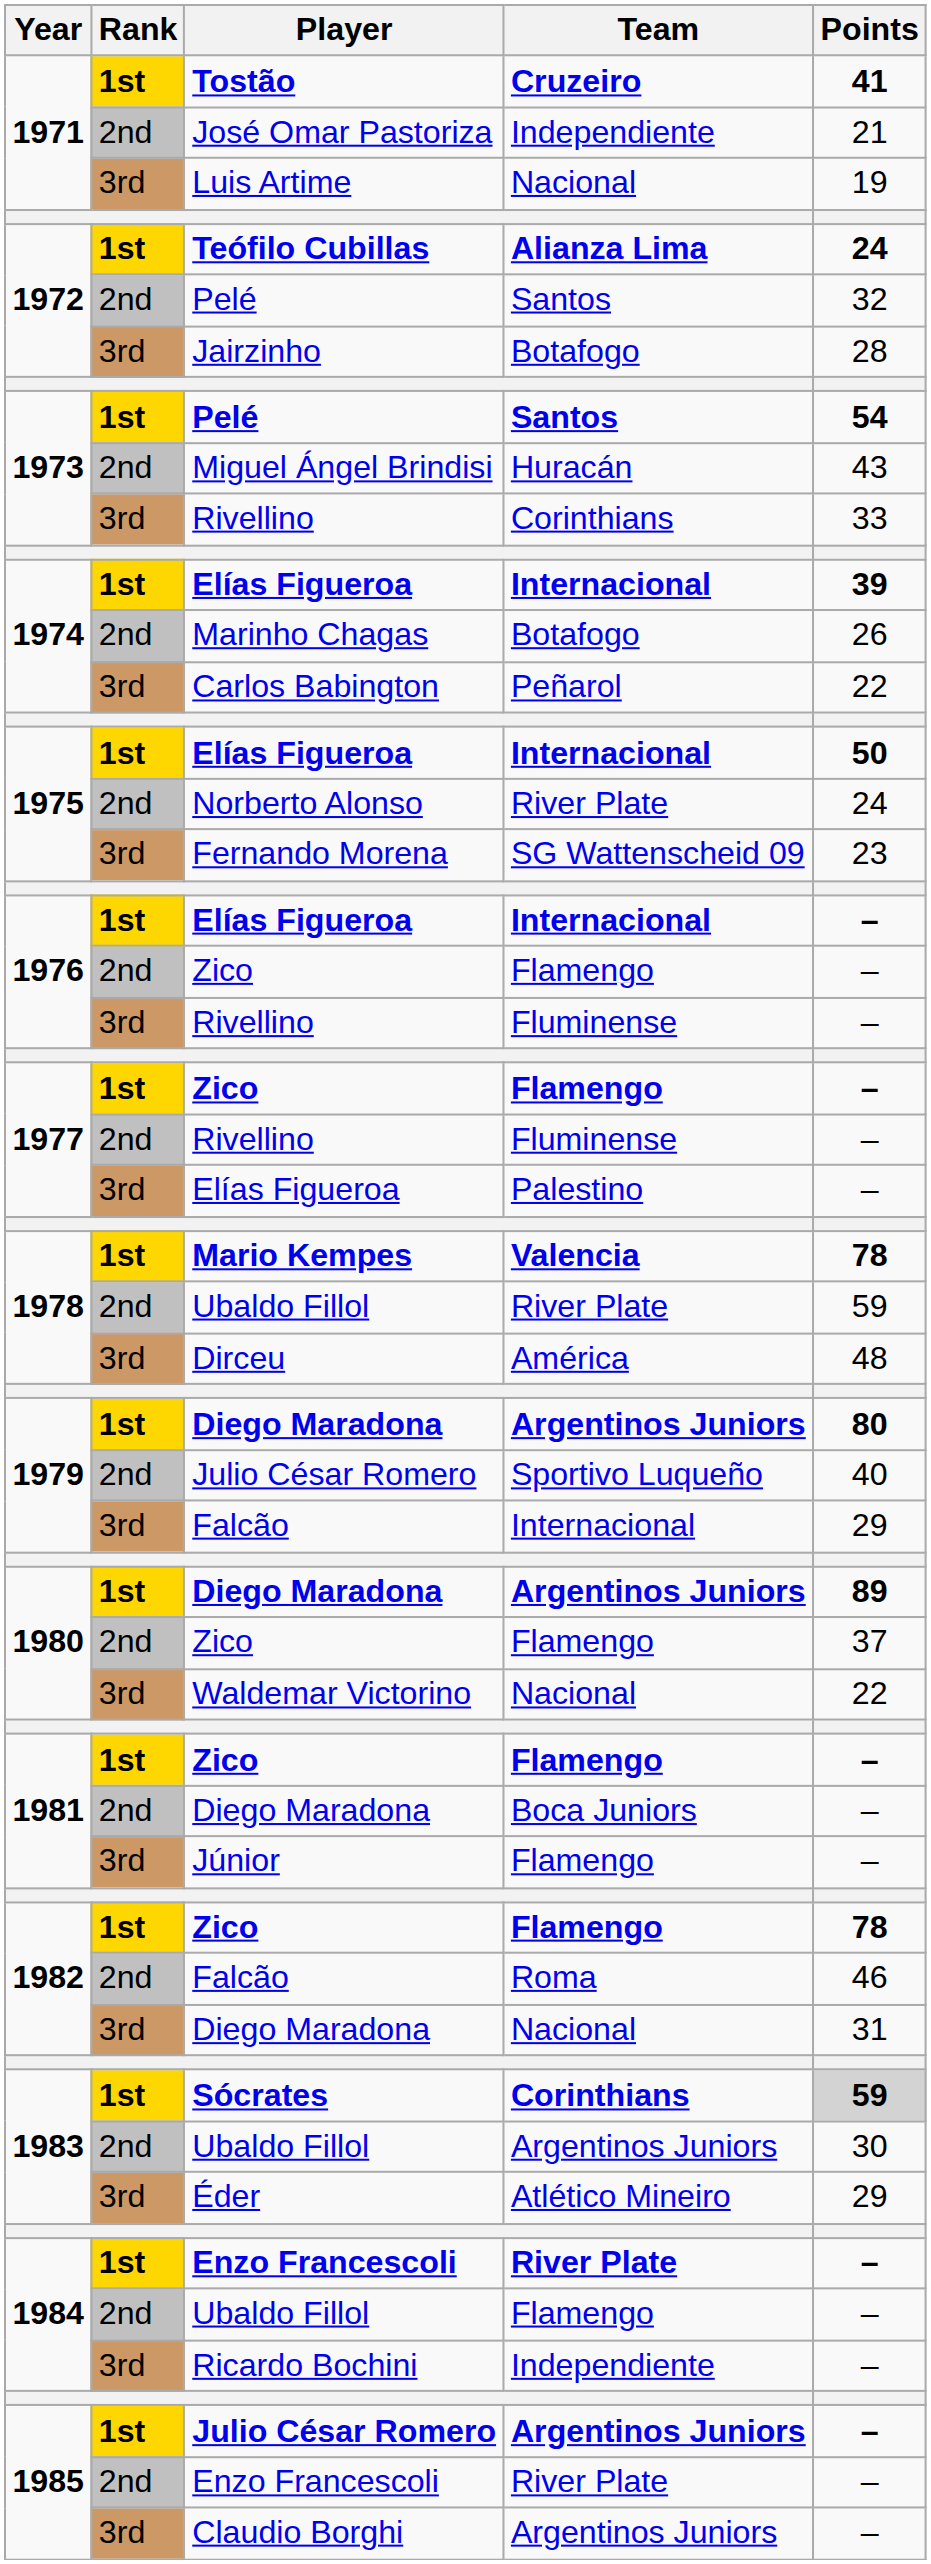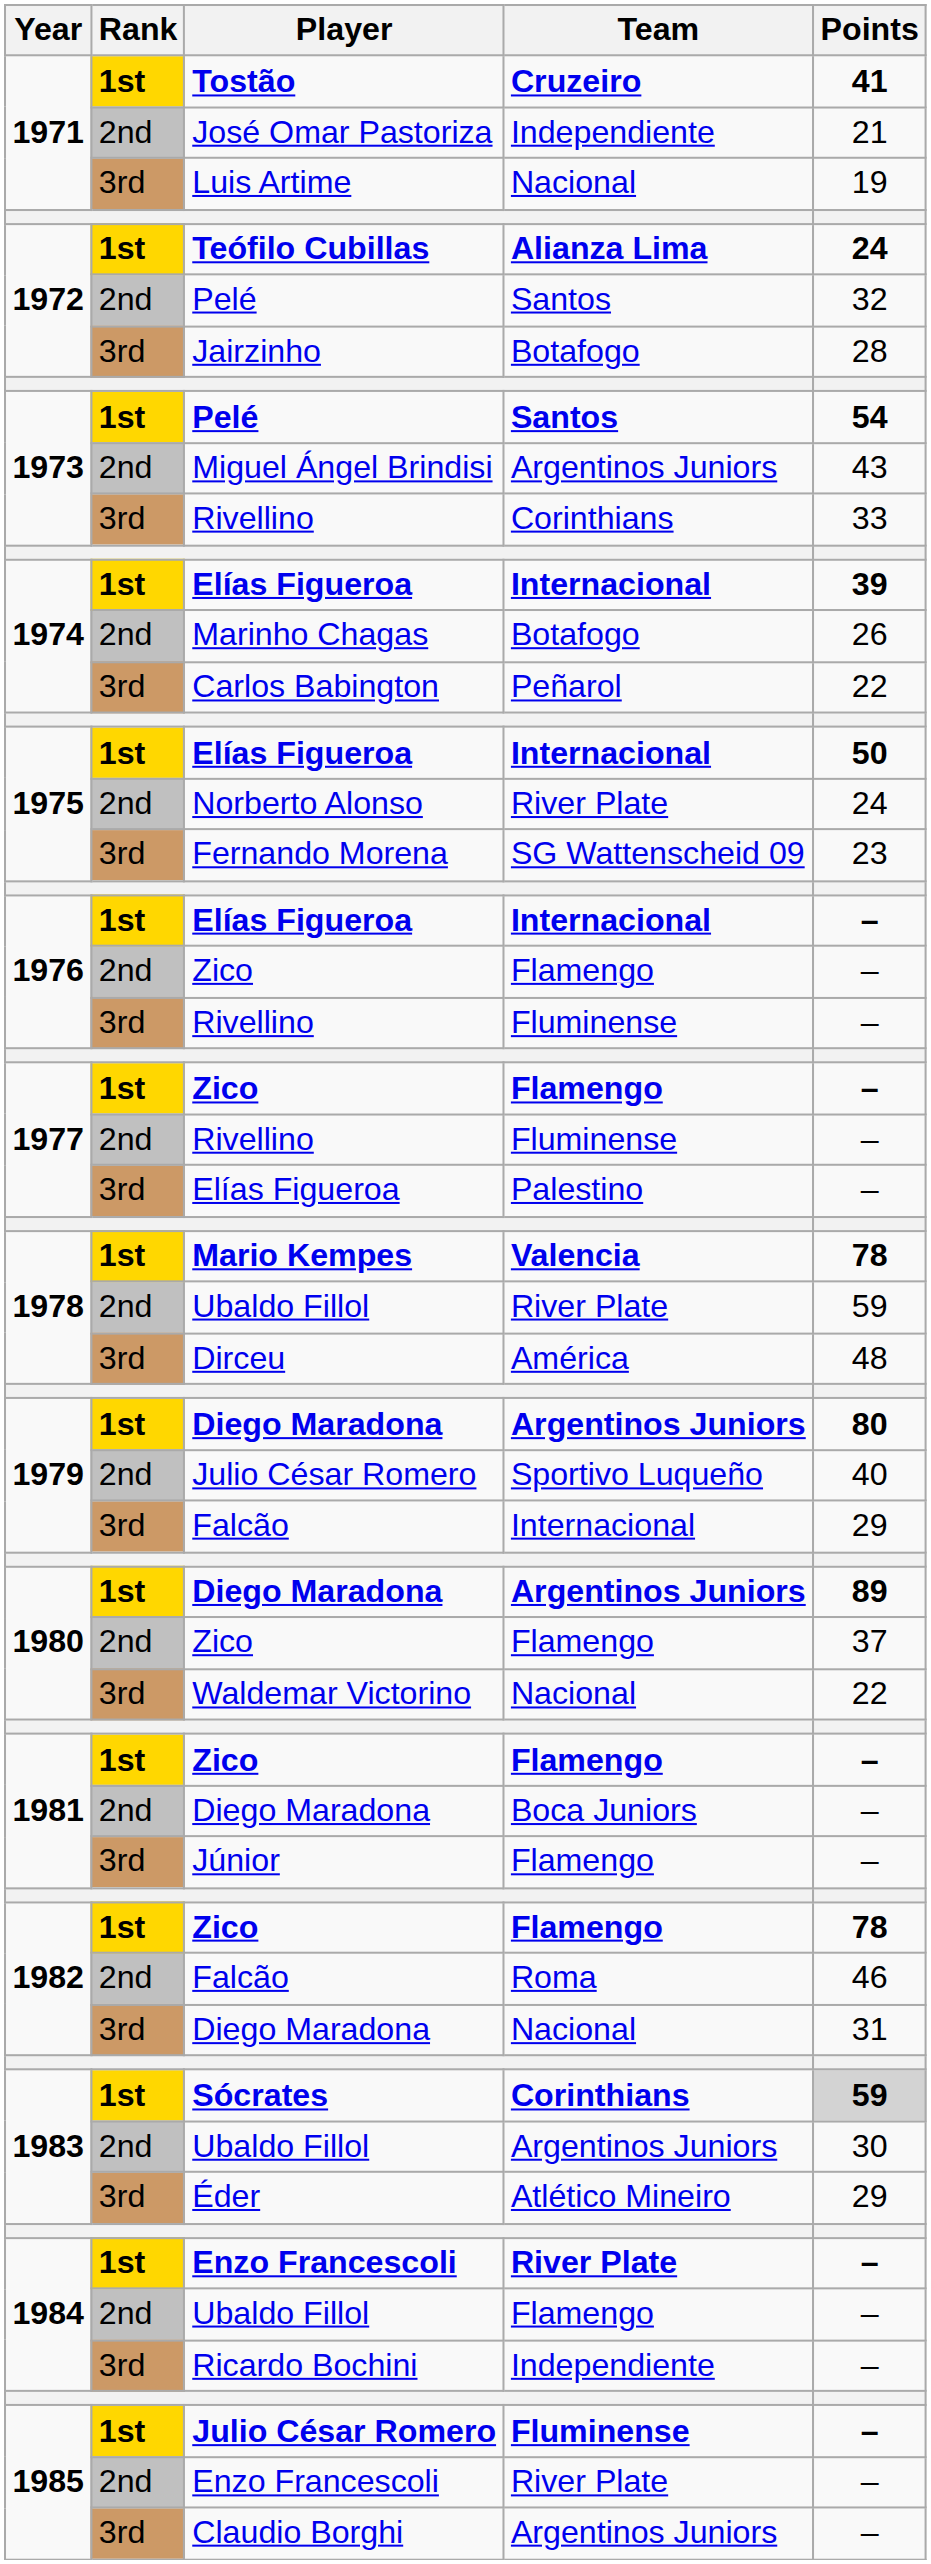(572, 467) Huracán -> (644, 467) Argentinos Juniors
(658, 2430) Argentinos Juniors -> (600, 2430) Fluminense
